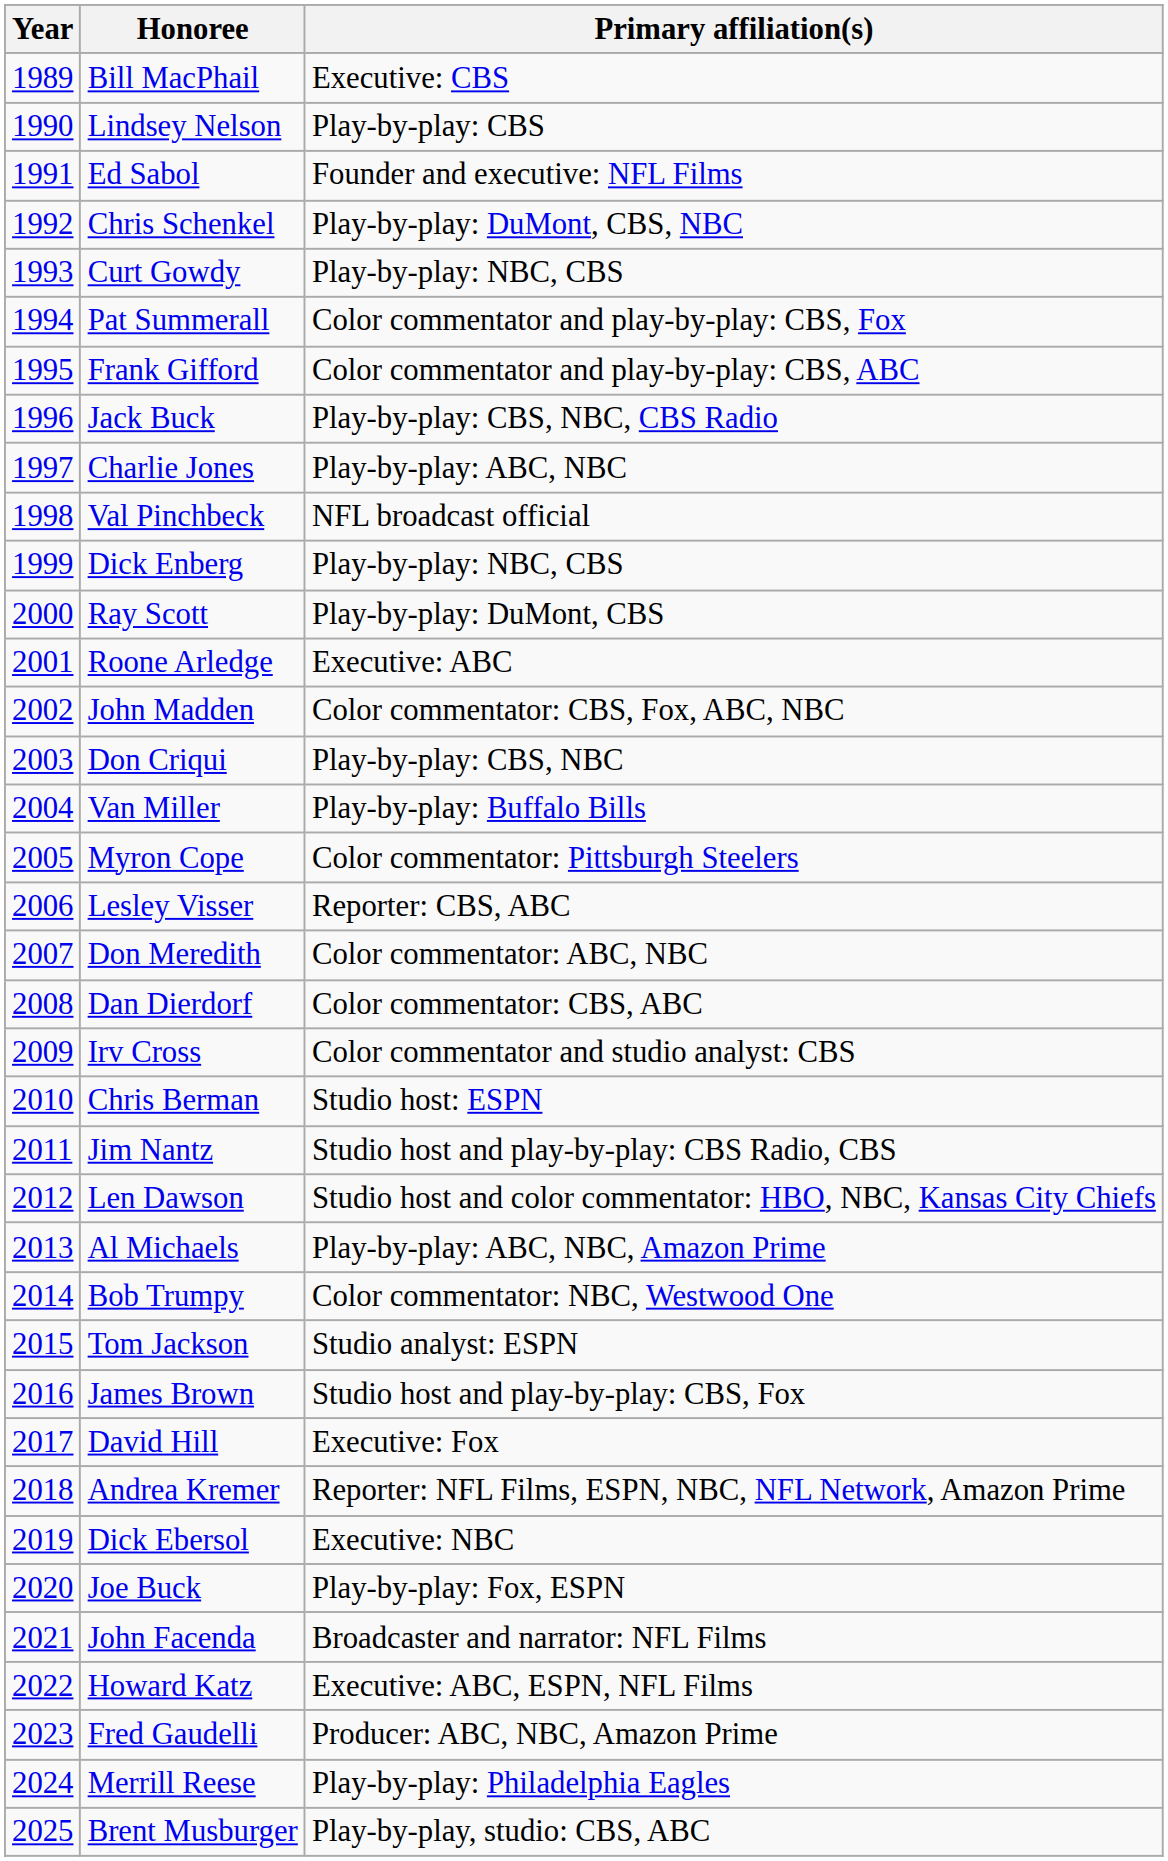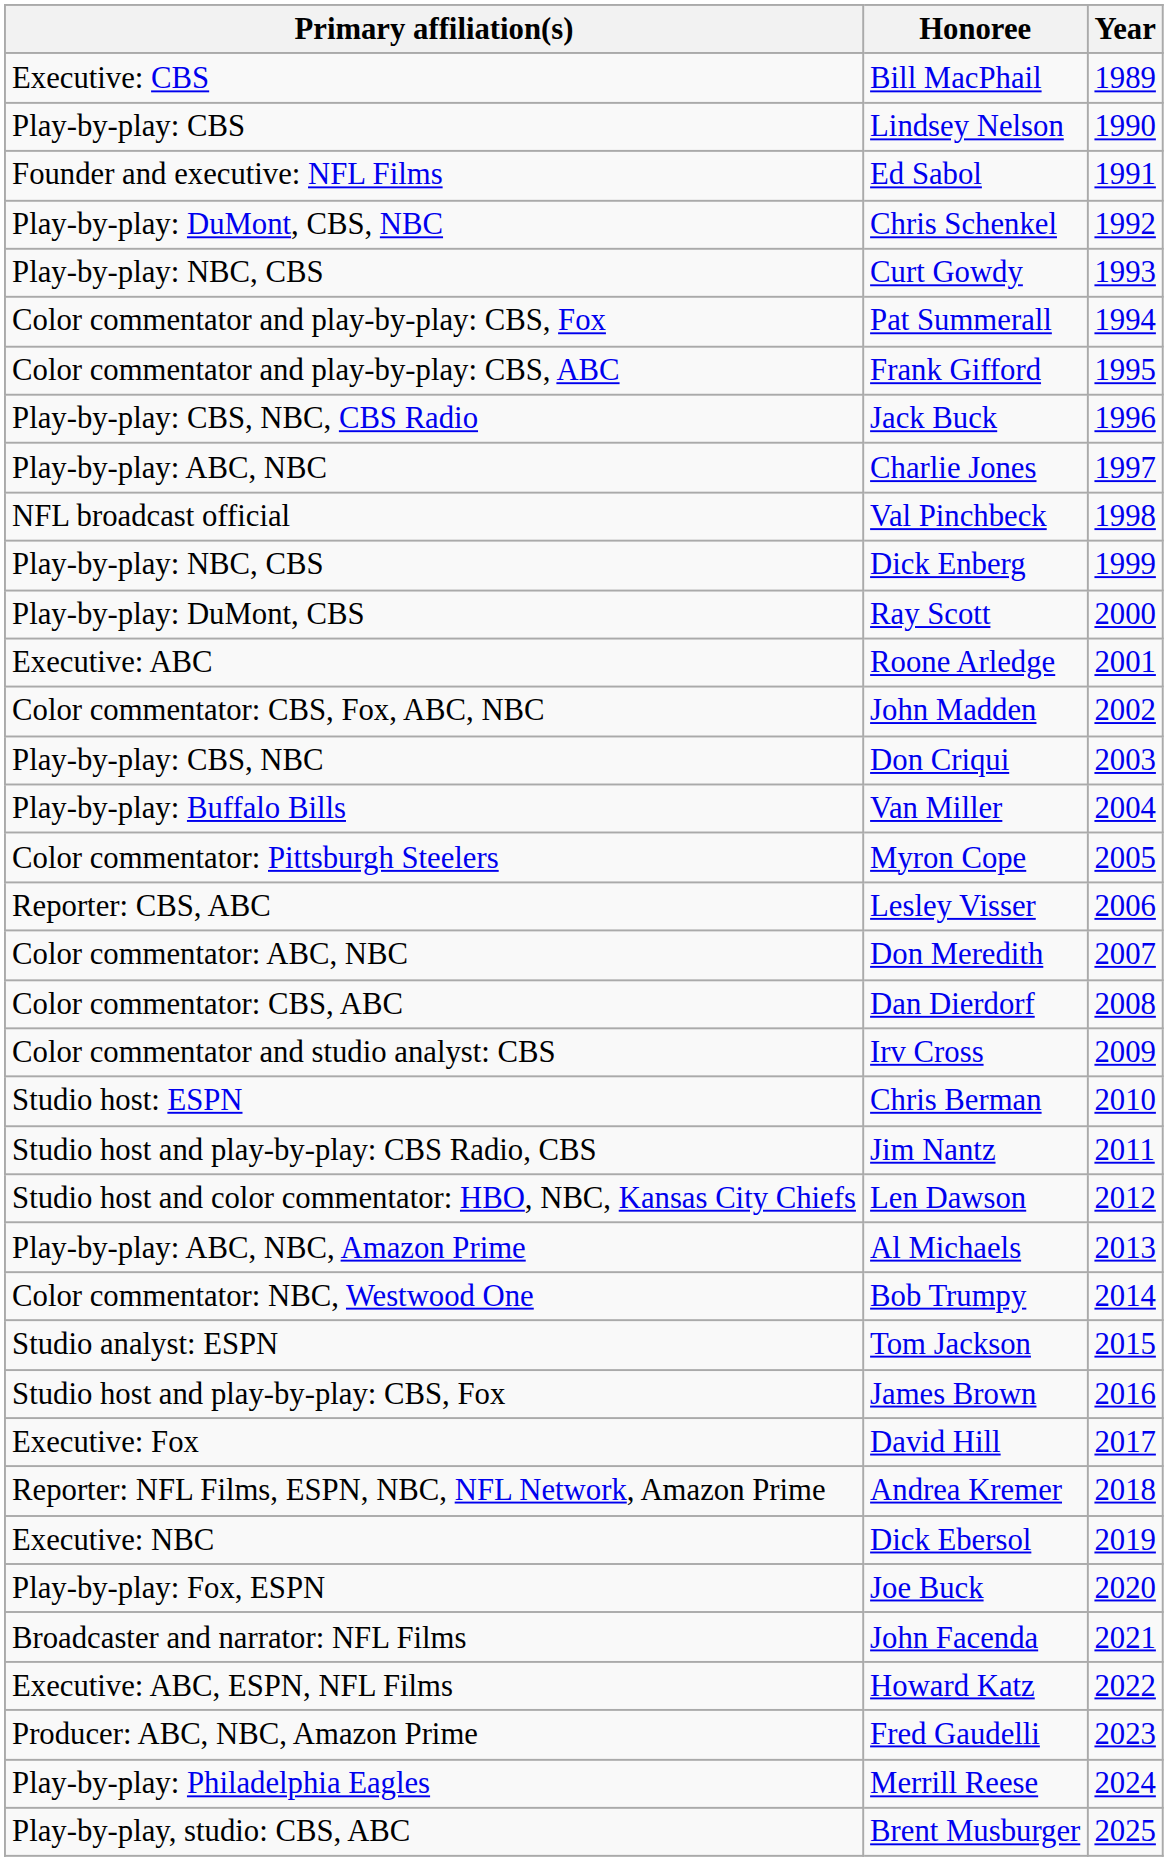columns swapped: (43, 28) <-> (734, 28)
